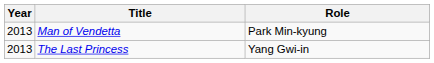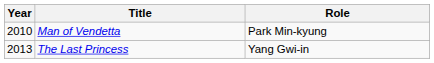(20, 31) 2013 -> (20, 31) 2010
